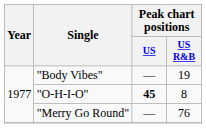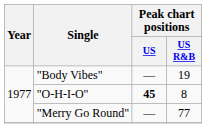(184, 113) 76 -> (184, 113) 77
